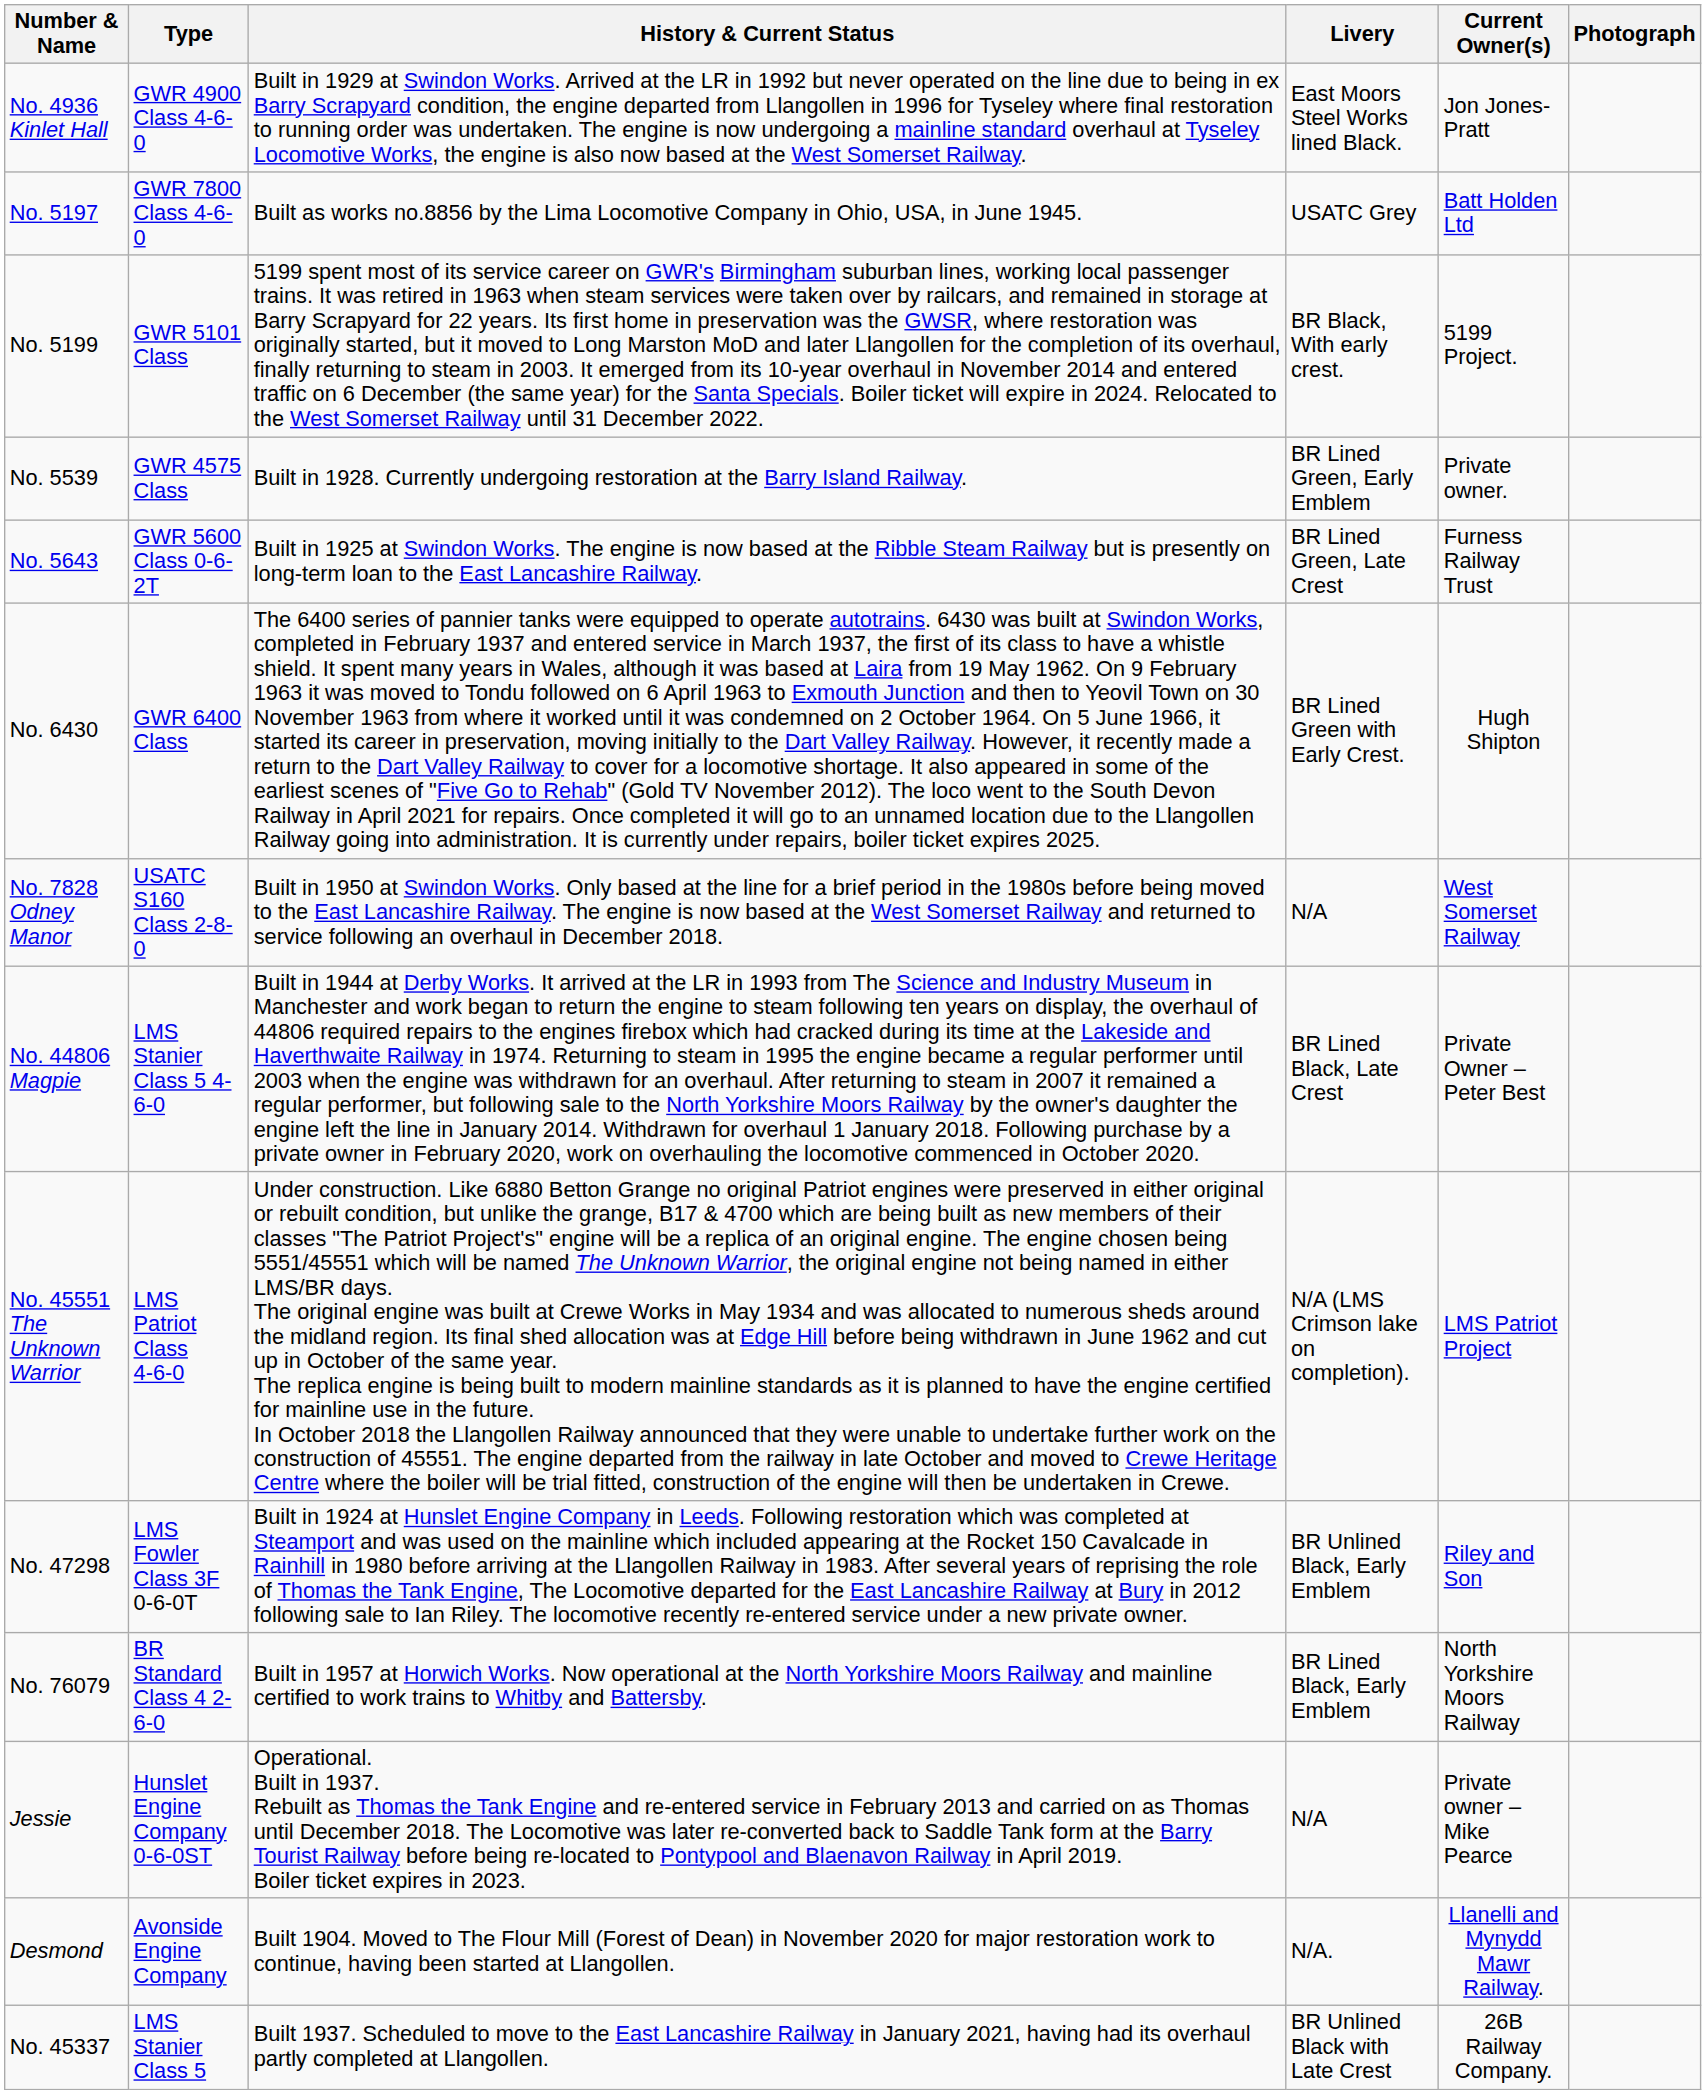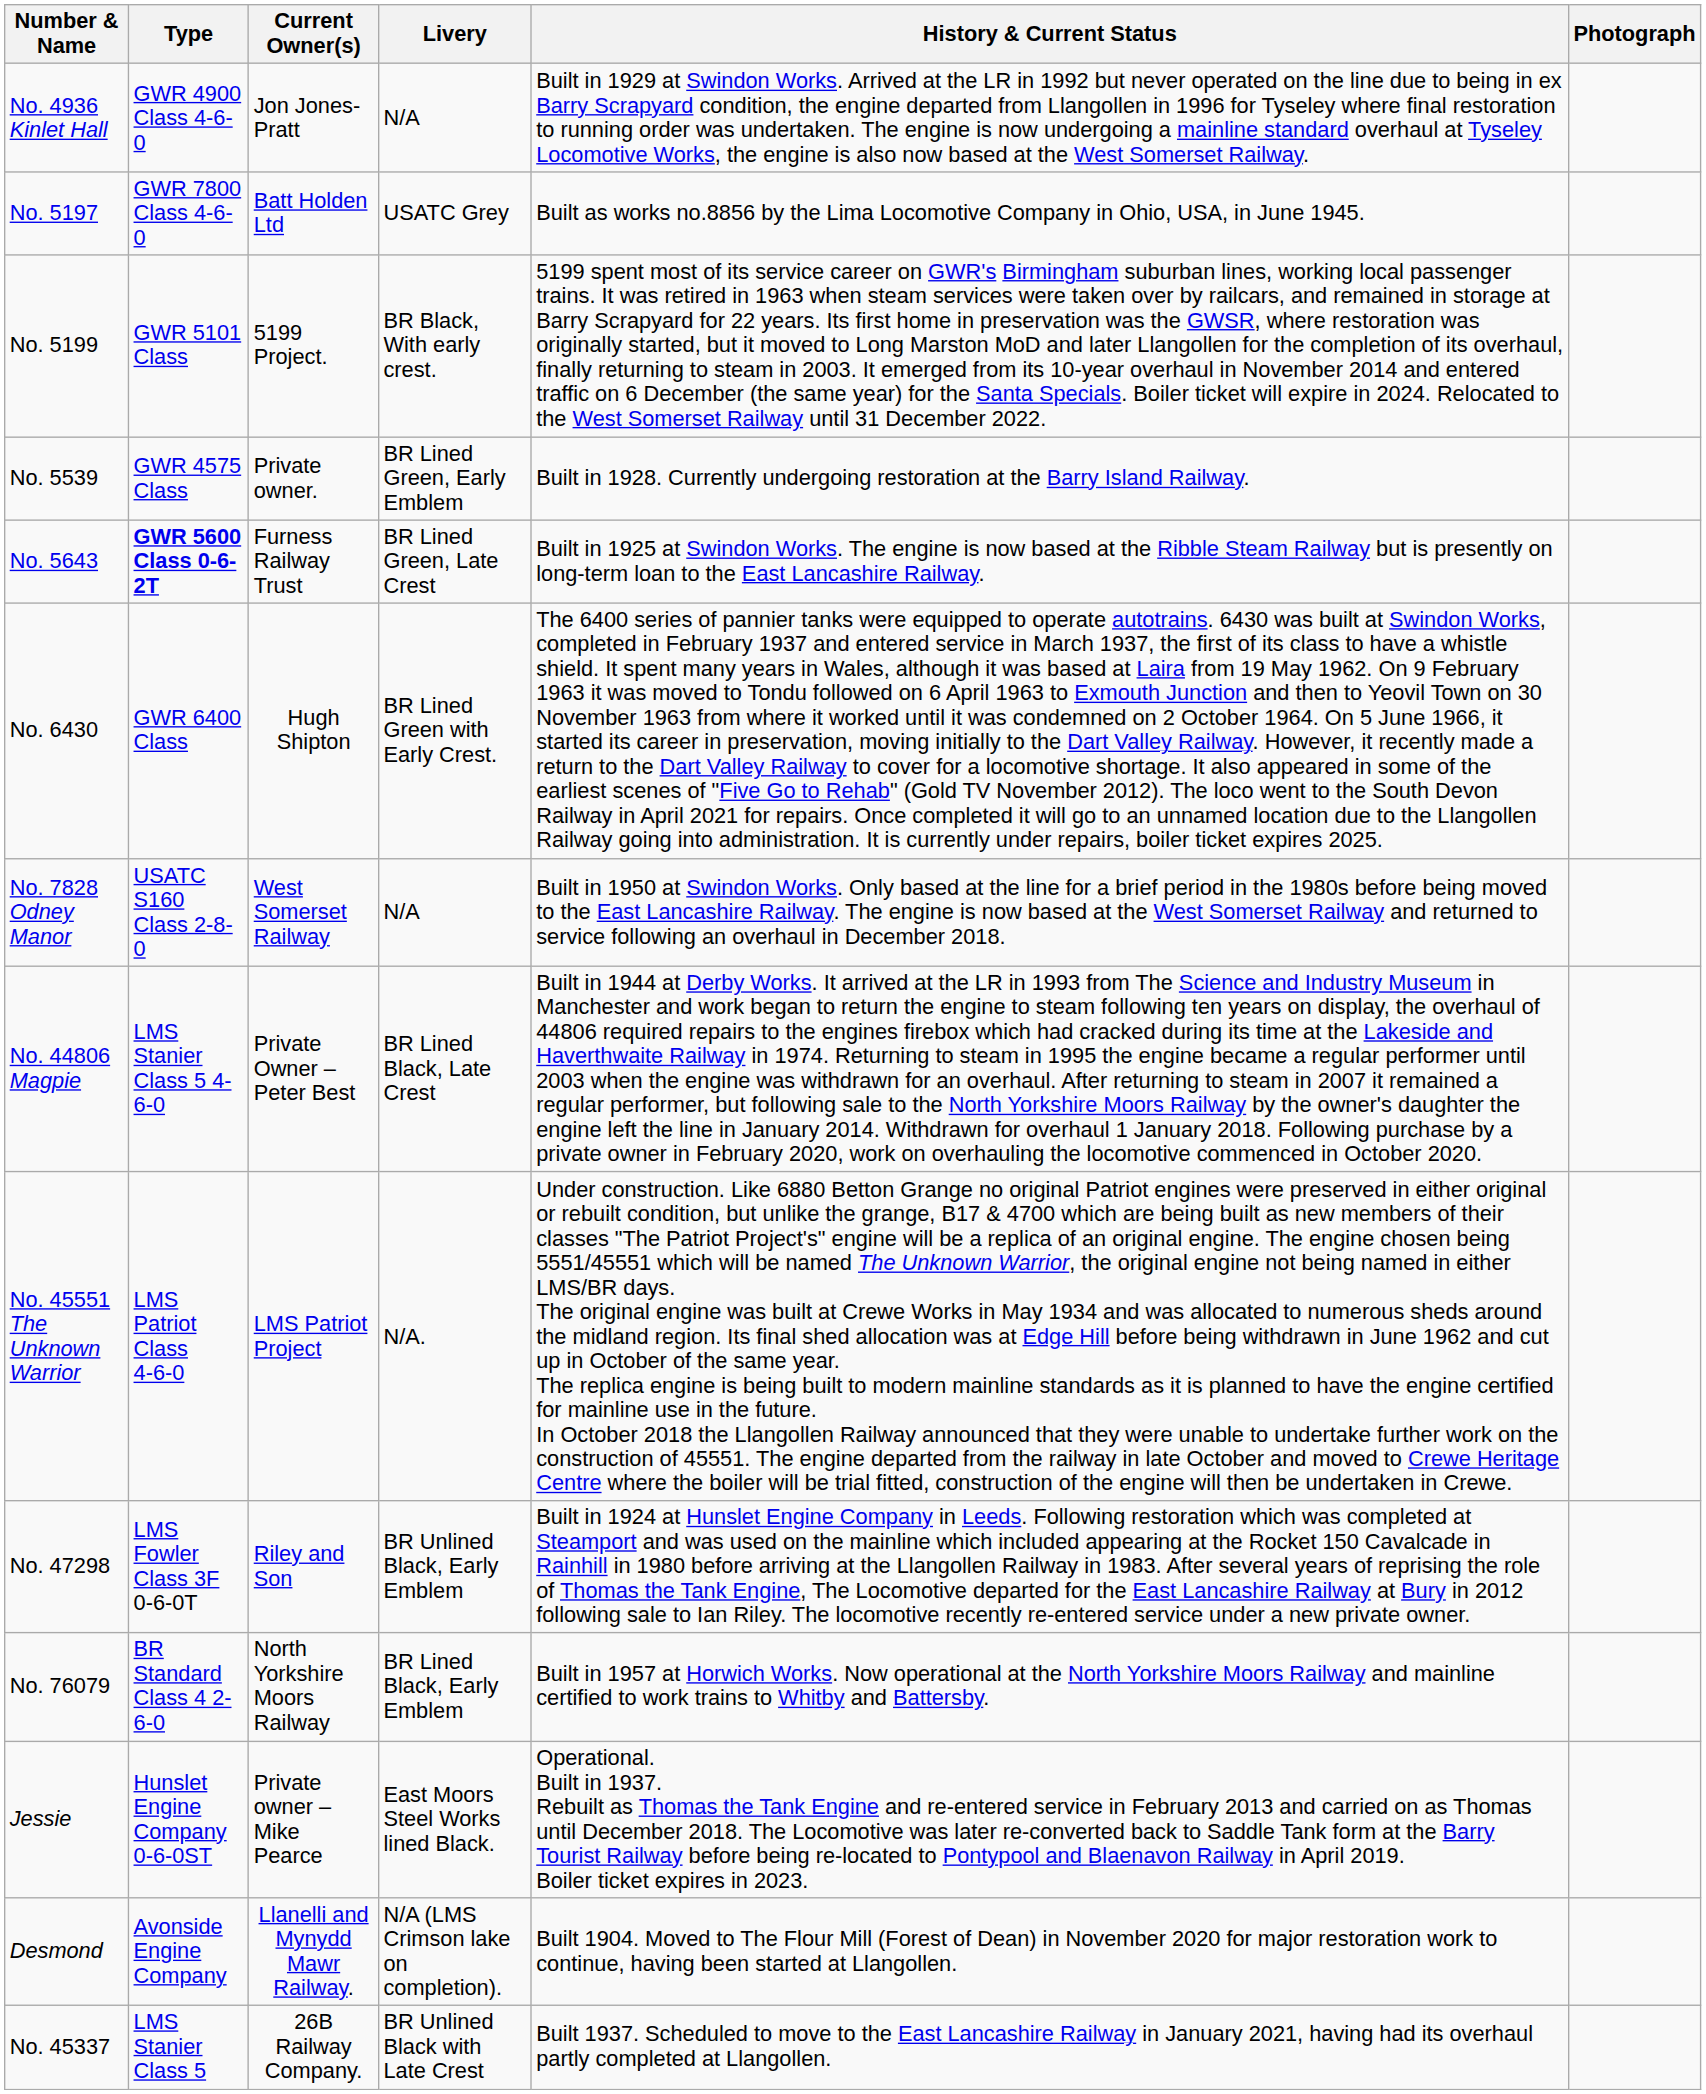columns swapped: (767, 33) <-> (1504, 33)
(1349, 117) East Moors Steel Works lined Black. -> (402, 117) N/A
(187, 561) normal -> (187, 561) bold
(1354, 1336) N/A (LMS Crimson lake on completion). -> (405, 1336) N/A.
(1309, 1818) N/A -> (442, 1818) East Moors Steel Works lined Black.
(1312, 1951) N/A. -> (447, 1951) N/A (LMS Crimson lake on completion).
